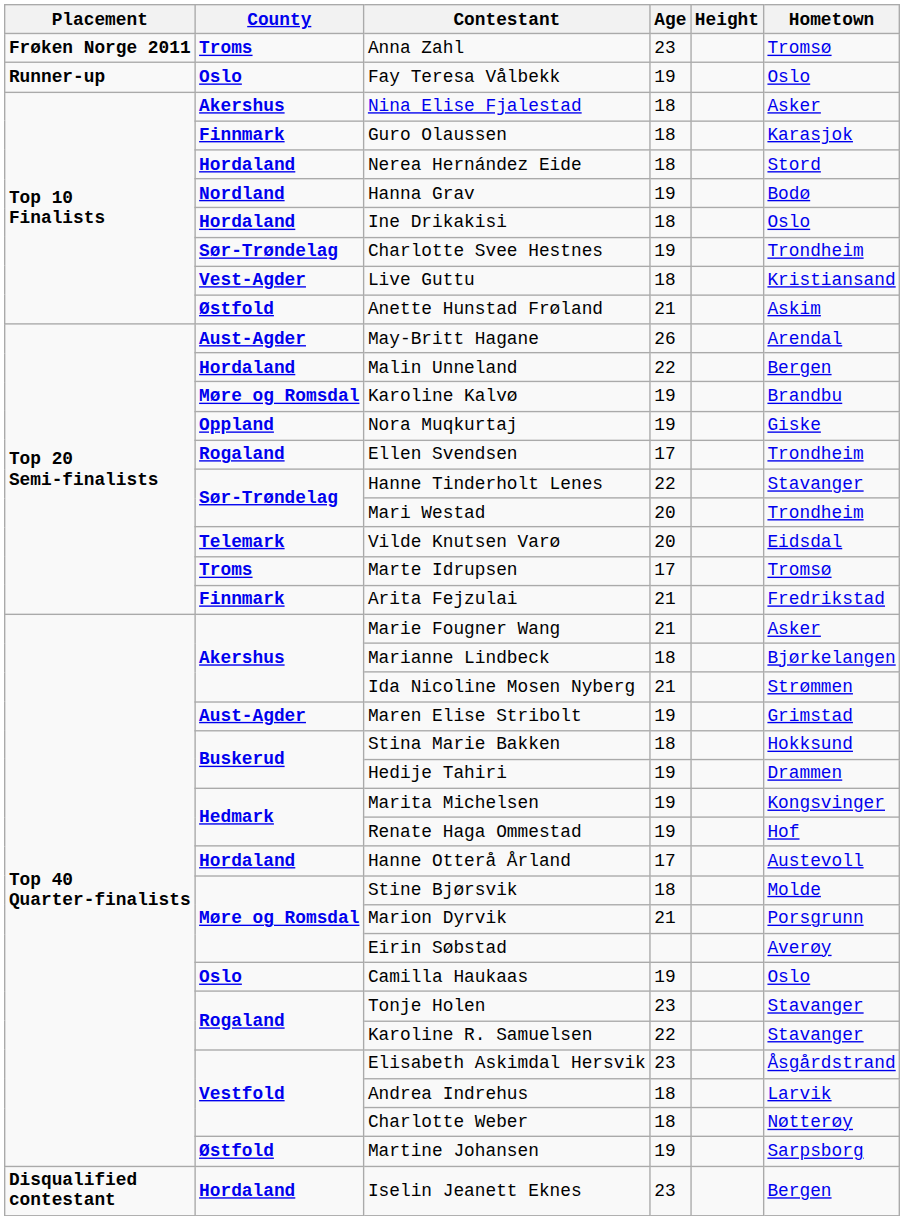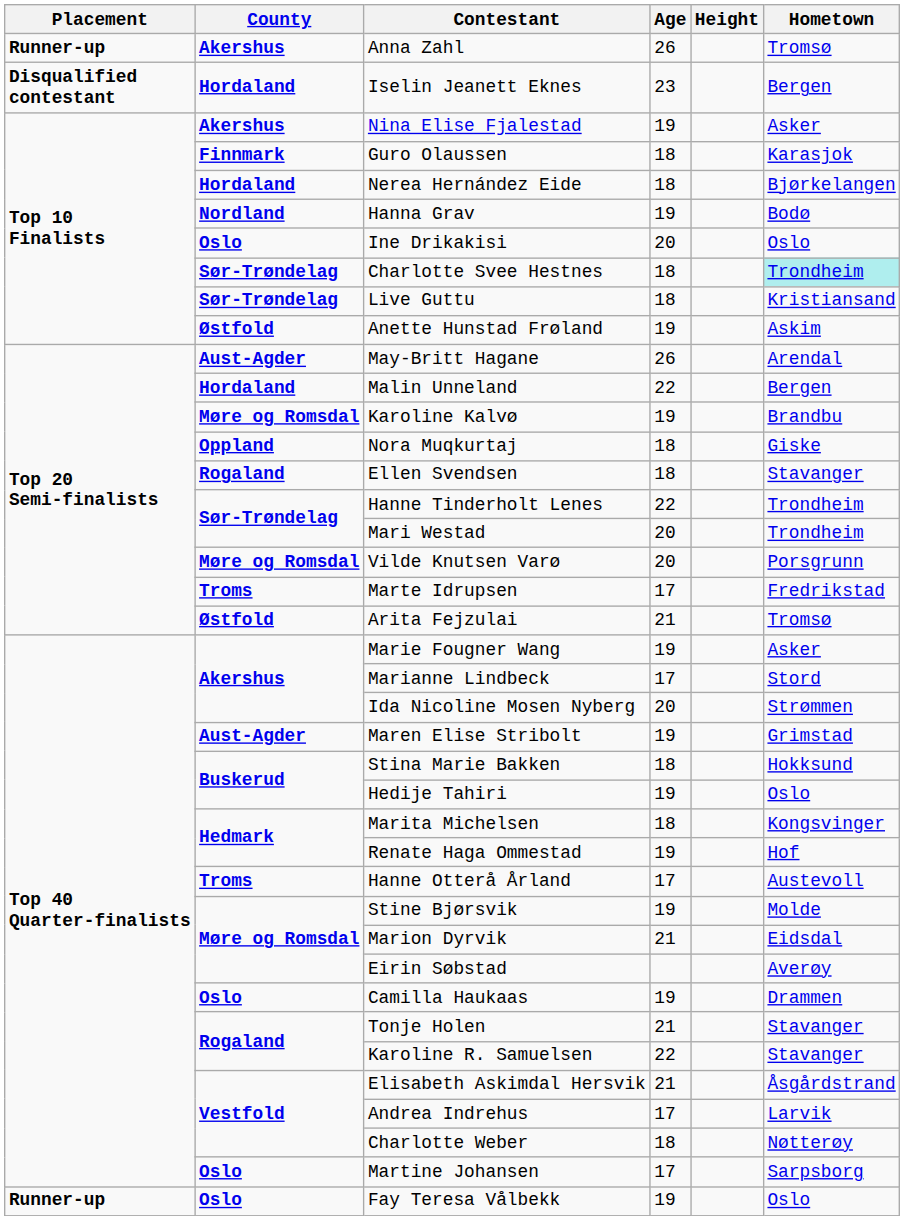(100, 48) Frøken Norge 2011 -> (57, 48) Runner-up
(226, 48) Troms -> (242, 48) Akershus
(665, 48) 23 -> (665, 48) 26
rows swapped: (464, 77) <-> (475, 1191)
(665, 106) 18 -> (665, 127) 19
(794, 164) Stord -> (832, 185) Bjørkelangen
(247, 222) Hordaland -> (220, 243) Oslo
(665, 222) 18 -> (665, 243) 20
(665, 251) 19 -> (665, 272) 18
(816, 251) no background -> (816, 272) paleturquoise background
(253, 280) Vest-Agder -> (269, 301) Sør-Trøndelag
(665, 309) 21 -> (665, 330) 19
(665, 426) 19 -> (665, 446) 18
(665, 455) 17 -> (665, 475) 18
(816, 455) Trondheim -> (816, 475) Stavanger
(816, 484) Stavanger -> (816, 504) Trondheim
(242, 542) Telemark -> (279, 562) Møre og Romsdal
(805, 542) Eidsdal -> (816, 562) Porsgrunn
(799, 571) Tromsø -> (826, 591) Fredrikstad
(242, 600) Finnmark -> (237, 620) Østfold
(826, 600) Fredrikstad -> (799, 620) Tromsø
(665, 629) 21 -> (665, 649) 19
(665, 658) 18 -> (665, 678) 17
(832, 658) Bjørkelangen -> (794, 678) Stord
(665, 687) 21 -> (665, 707) 20
(805, 774) Drammen -> (789, 794) Oslo
(665, 803) 19 -> (665, 823) 18
(247, 861) Hordaland -> (226, 882) Troms
(665, 890) 18 -> (665, 911) 19
(816, 919) Porsgrunn -> (805, 940) Eidsdal
(789, 977) Oslo -> (805, 998) Drammen
(665, 1006) 23 -> (665, 1027) 21
(665, 1064) 23 -> (665, 1085) 21
(665, 1093) 18 -> (665, 1114) 17
(237, 1151) Østfold -> (220, 1172) Oslo
(665, 1151) 19 -> (665, 1172) 17
